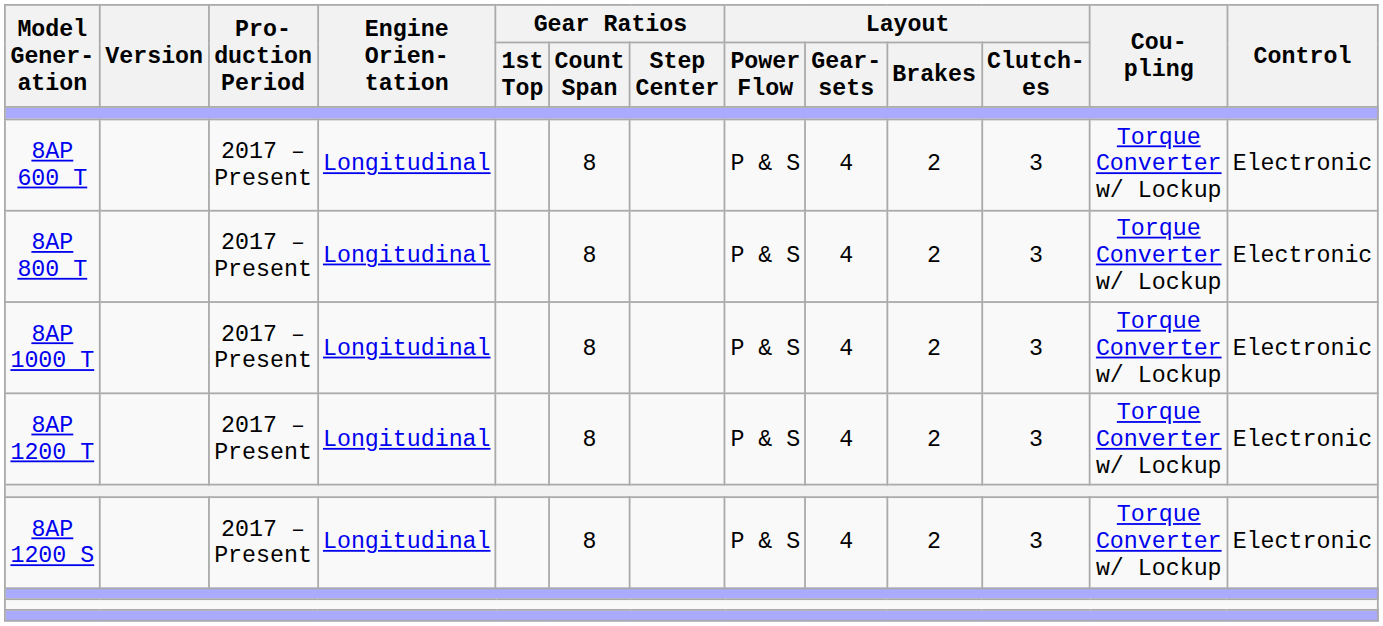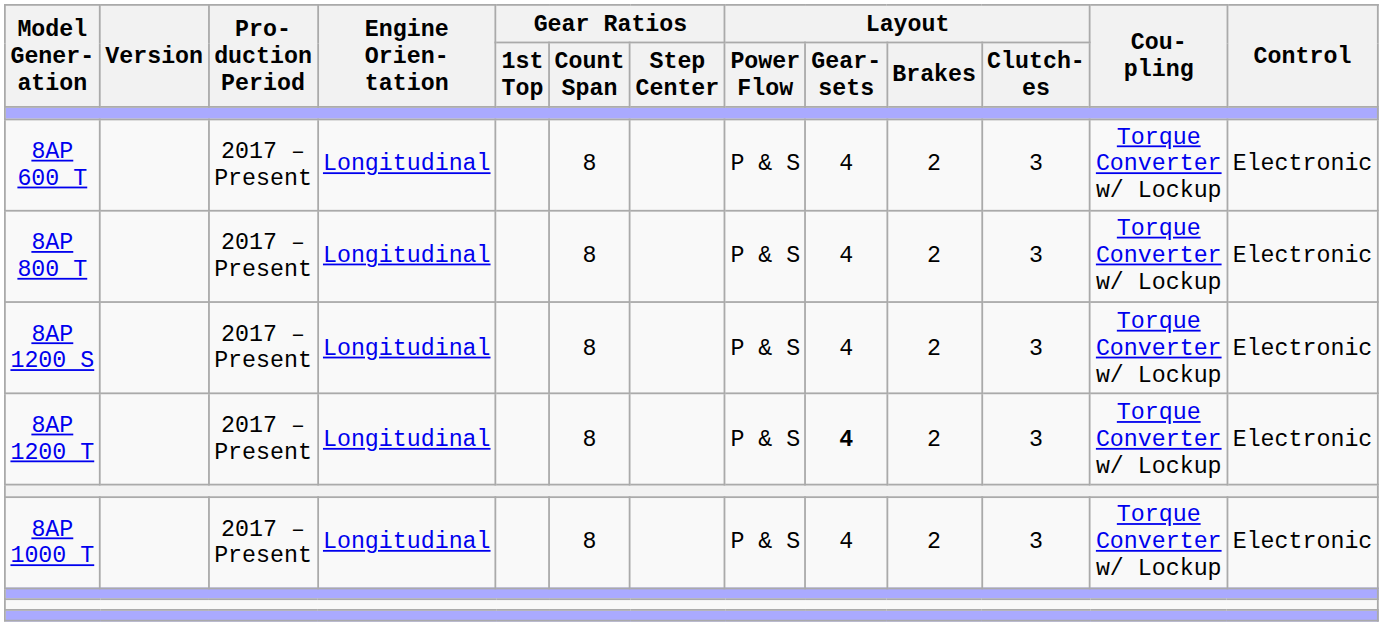rows swapped: (52, 348) <-> (52, 542)
(846, 439) normal -> (846, 439) bold
